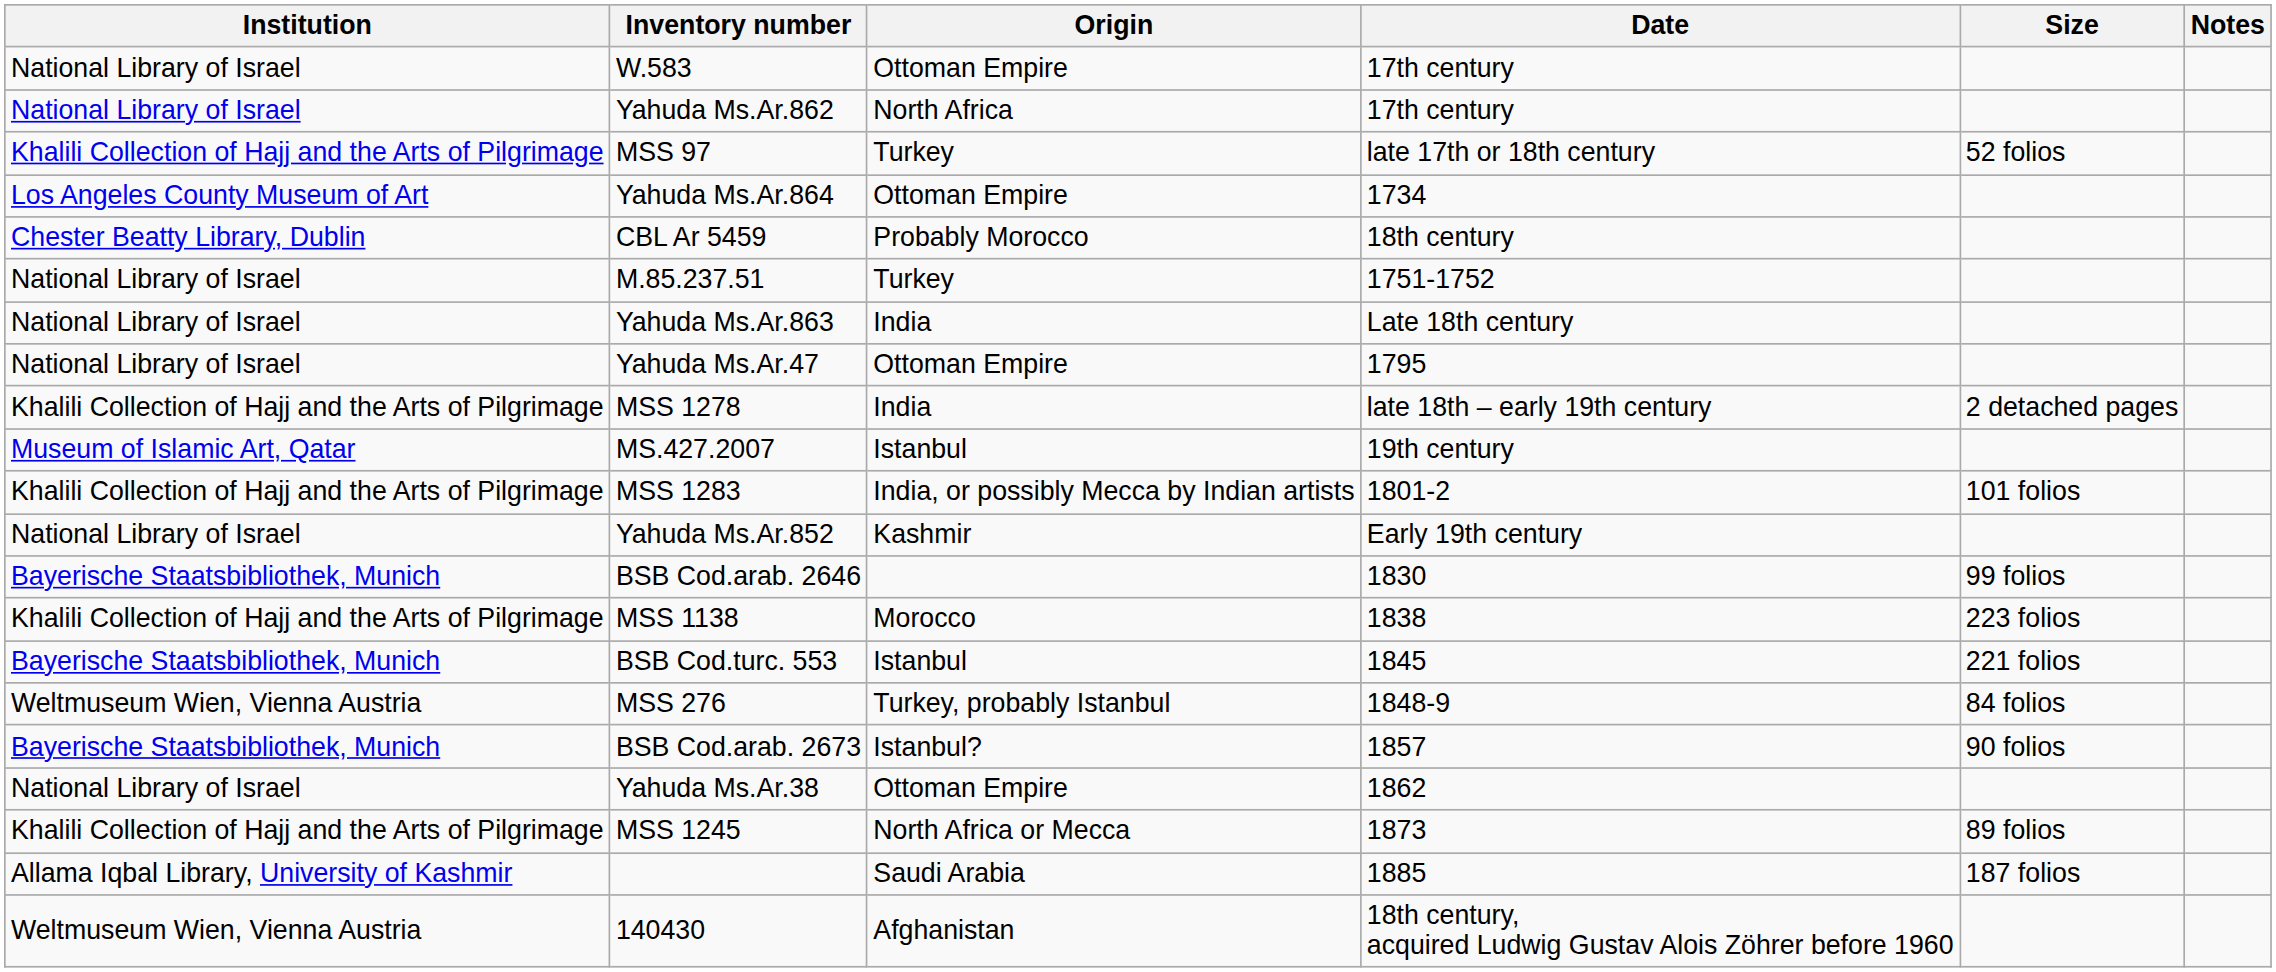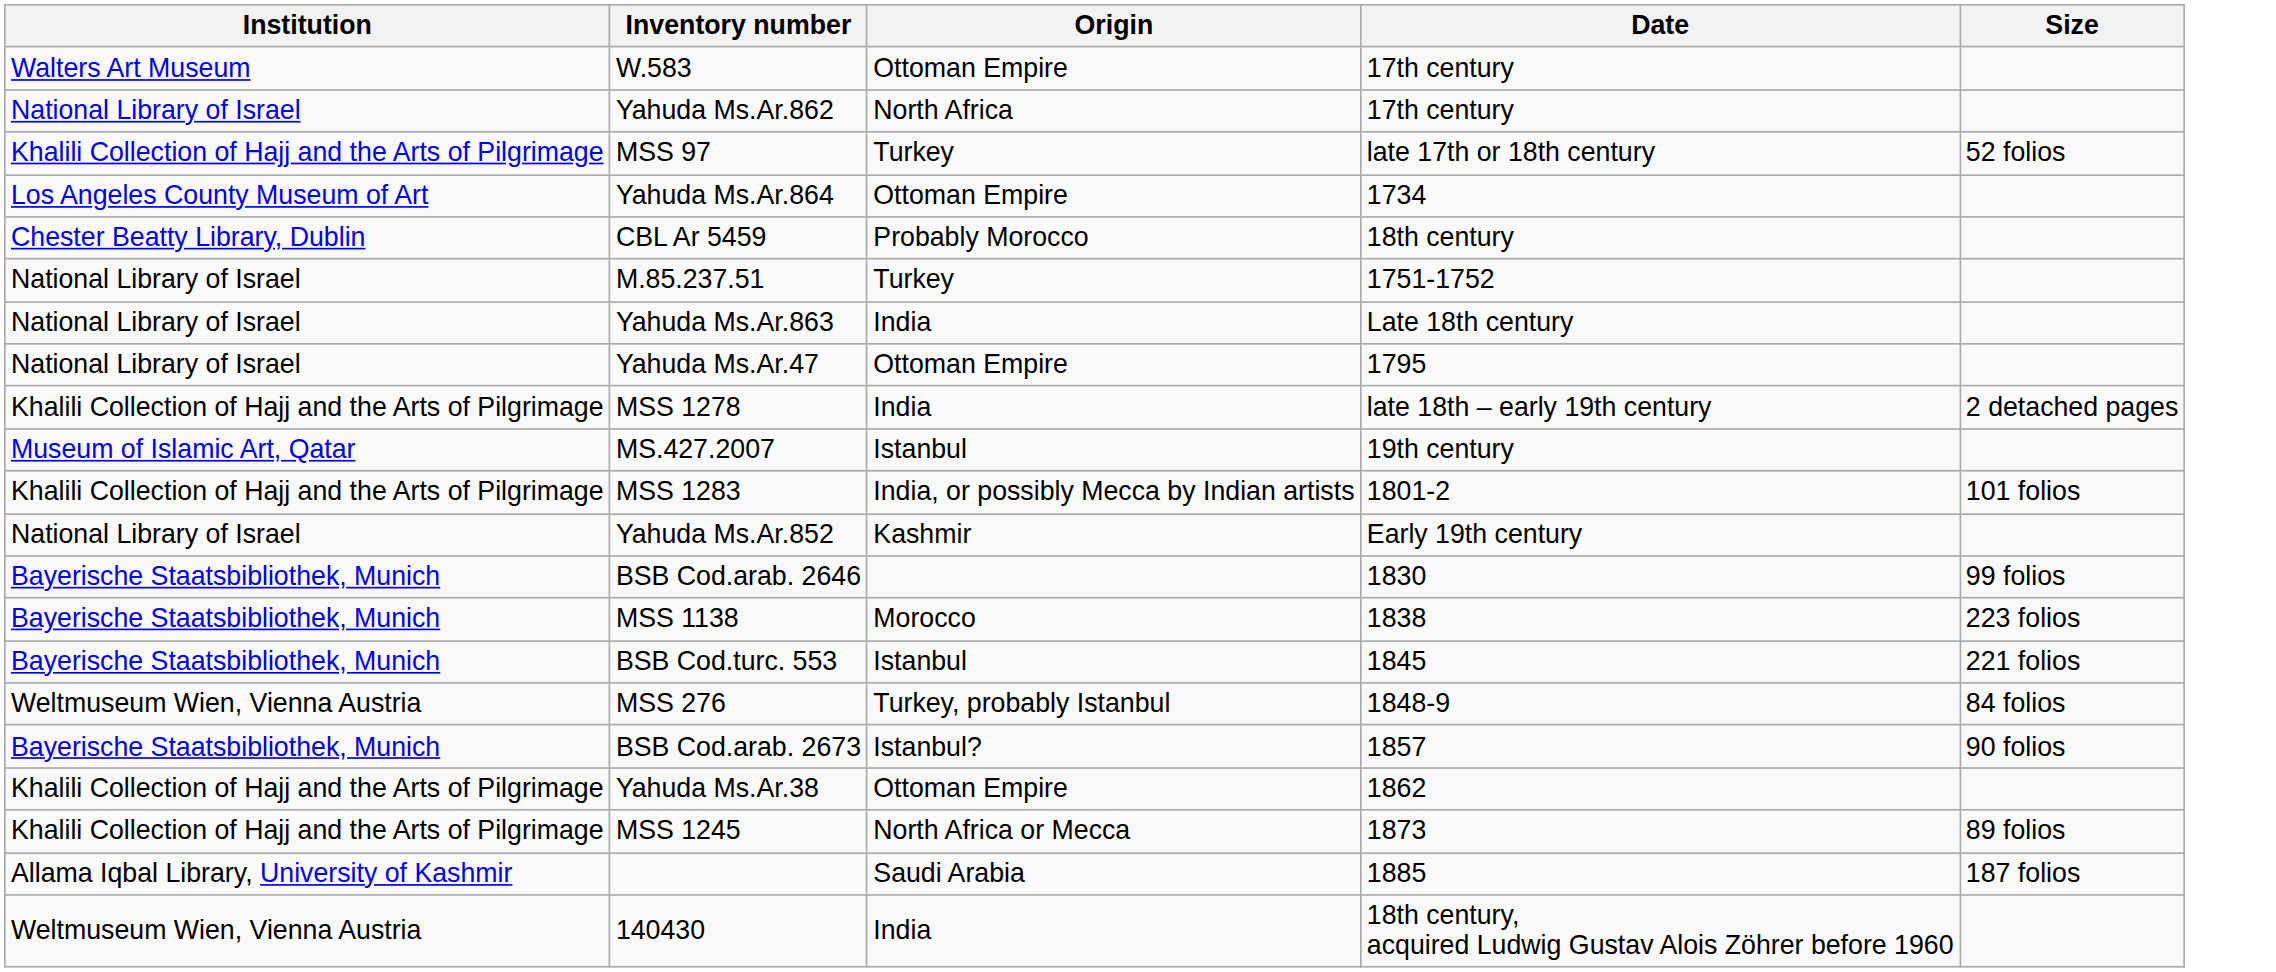- column: (2228, 25)
(156, 68) National Library of Israel -> (131, 68) Walters Art Museum
(307, 618) Khalili Collection of Hajj and the Arts of Pilgrimage -> (226, 618) Bayerische Staatsbibliothek, Munich
(156, 788) National Library of Israel -> (307, 788) Khalili Collection of Hajj and the Arts of Pilgrimage
(944, 930) Afghanistan -> (902, 930) India
